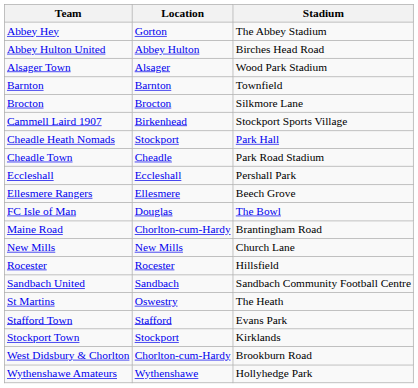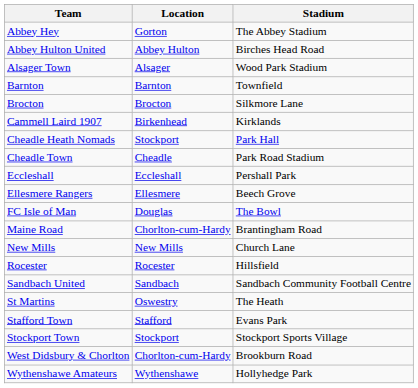(292, 121) Stockport Sports Village -> (258, 121) Kirklands
(258, 337) Kirklands -> (292, 337) Stockport Sports Village
